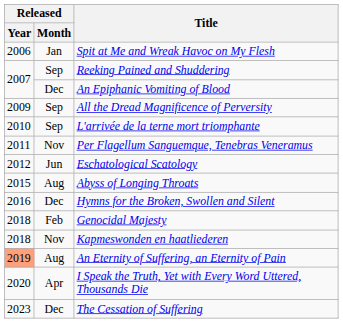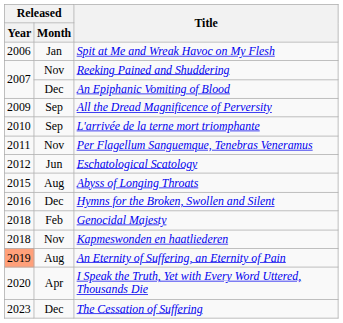(54, 70) Sep -> (54, 70) Nov
